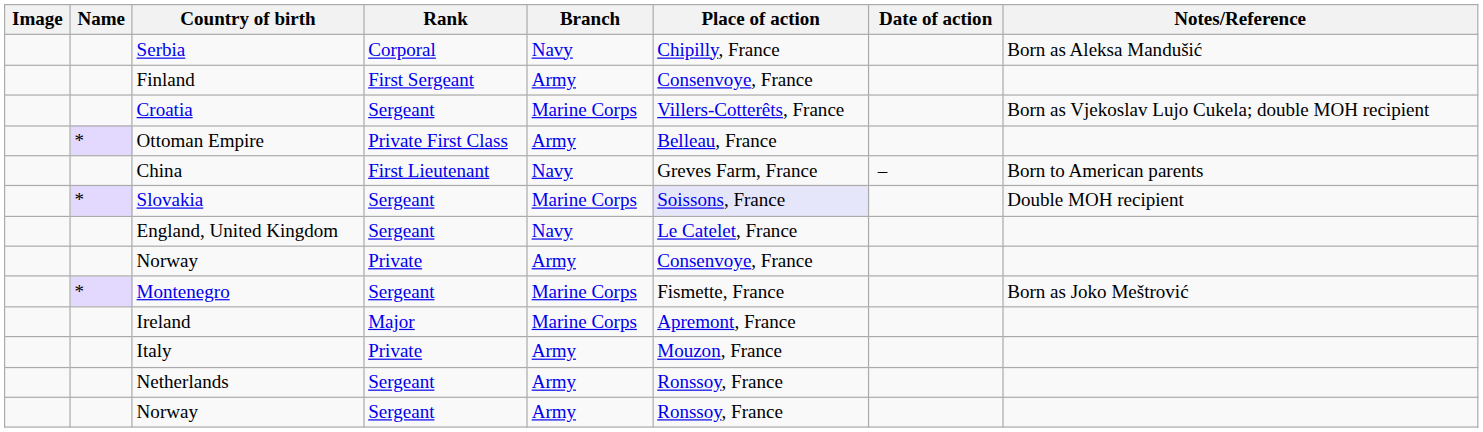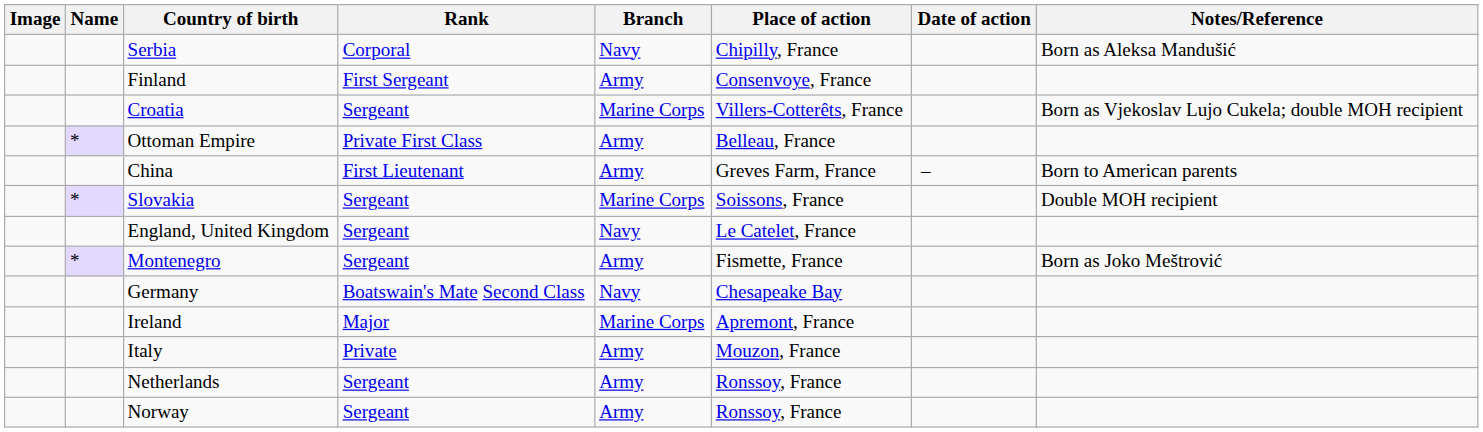(552, 170) Navy -> (621, 170) Army
(721, 200) lavender background -> (780, 200) no background
- row: (167, 261)
(584, 291) Marine Corps -> (621, 261) Army
+ row: (163, 291)
